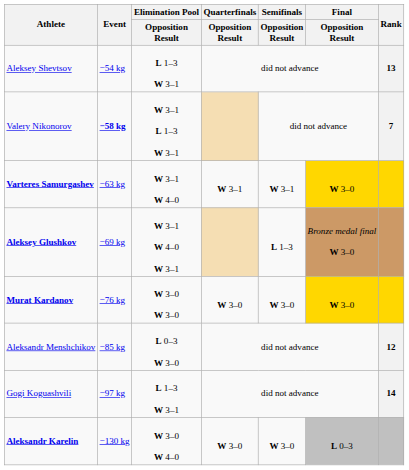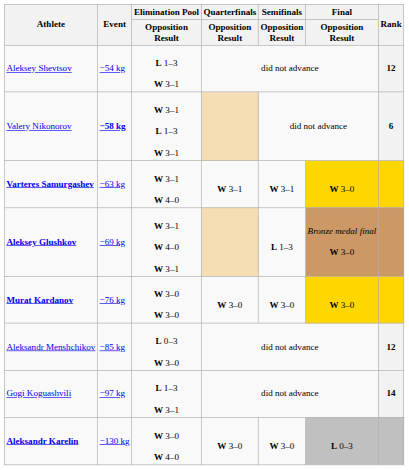(391, 69) 13 -> (391, 69) 12
(391, 126) 7 -> (391, 126) 6
